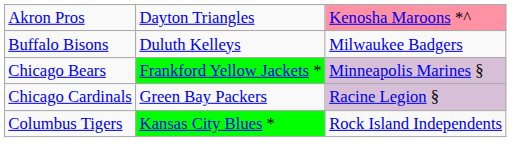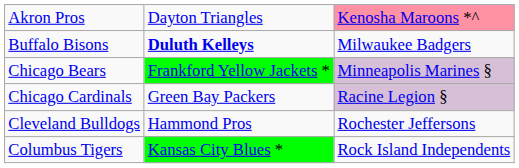(190, 44) normal -> (201, 44) bold
+ row: (74, 123)
